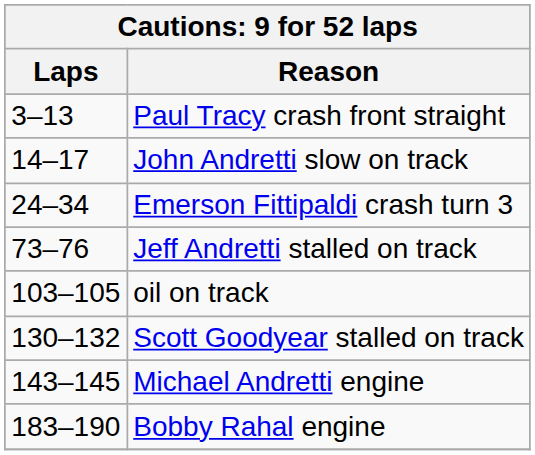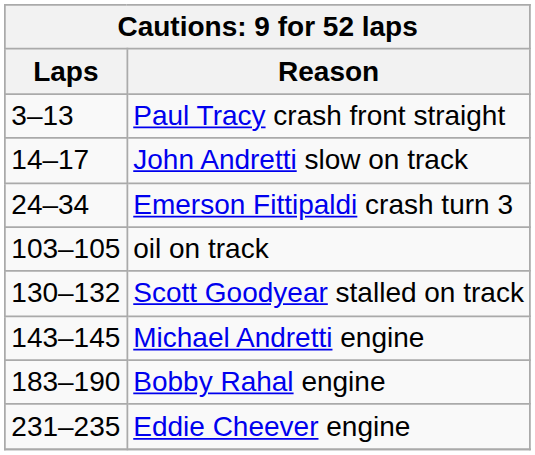- row: (305, 248)
+ row: (272, 426)
